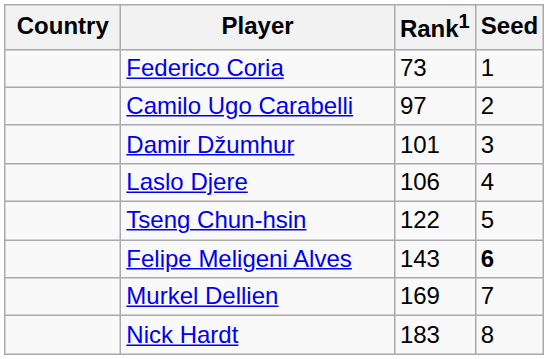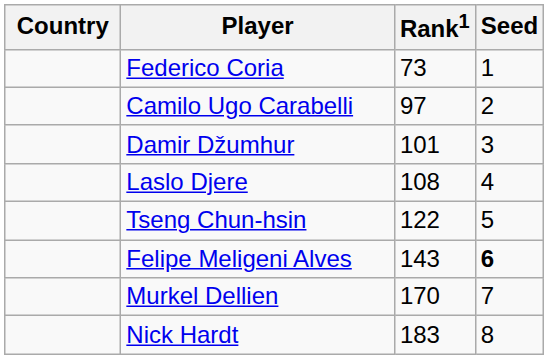(420, 182) 106 -> (420, 182) 108
(420, 296) 169 -> (420, 296) 170
